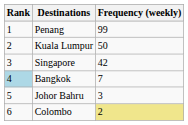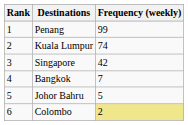(103, 46) 50 -> (103, 46) 74
(9, 79) lightblue background -> (9, 79) no background
(100, 95) 3 -> (100, 95) 5
